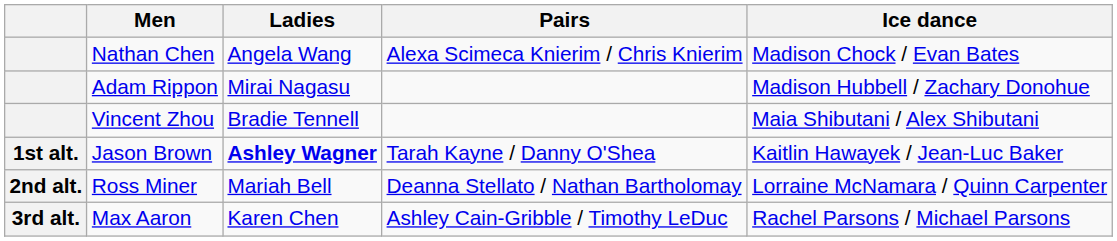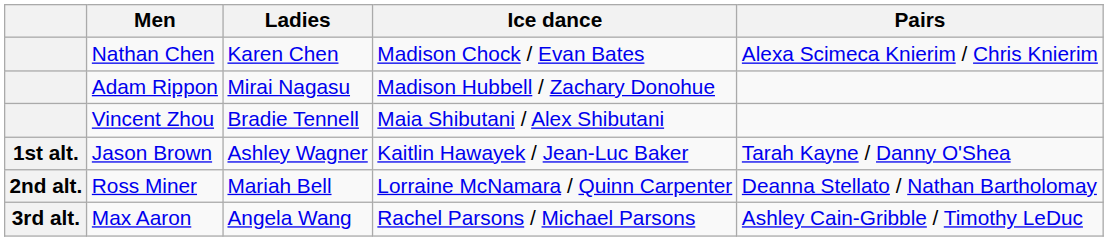columns swapped: (565, 20) <-> (930, 20)
(290, 53) Angela Wang -> (283, 53) Karen Chen
(302, 152) bold -> (298, 152) normal
(283, 218) Karen Chen -> (290, 218) Angela Wang
